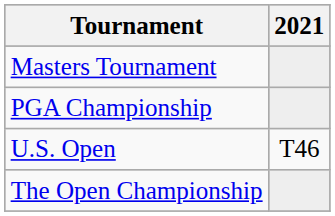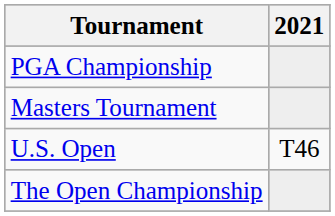rows swapped: (114, 66) <-> (111, 108)
